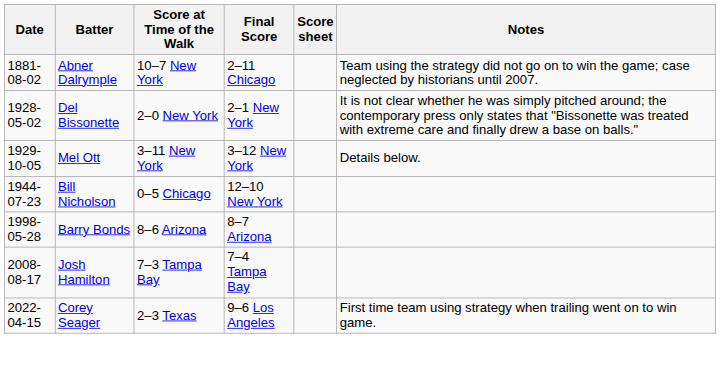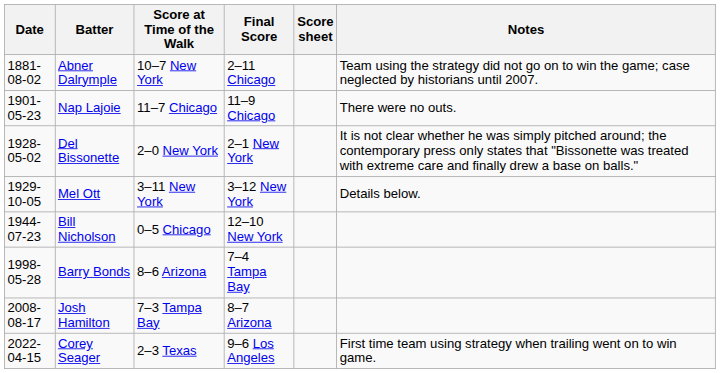+ row: (89, 108)
(249, 229) 8–7 Arizona -> (247, 272) 7–4 Tampa Bay
(247, 272) 7–4 Tampa Bay -> (249, 315) 8–7 Arizona
